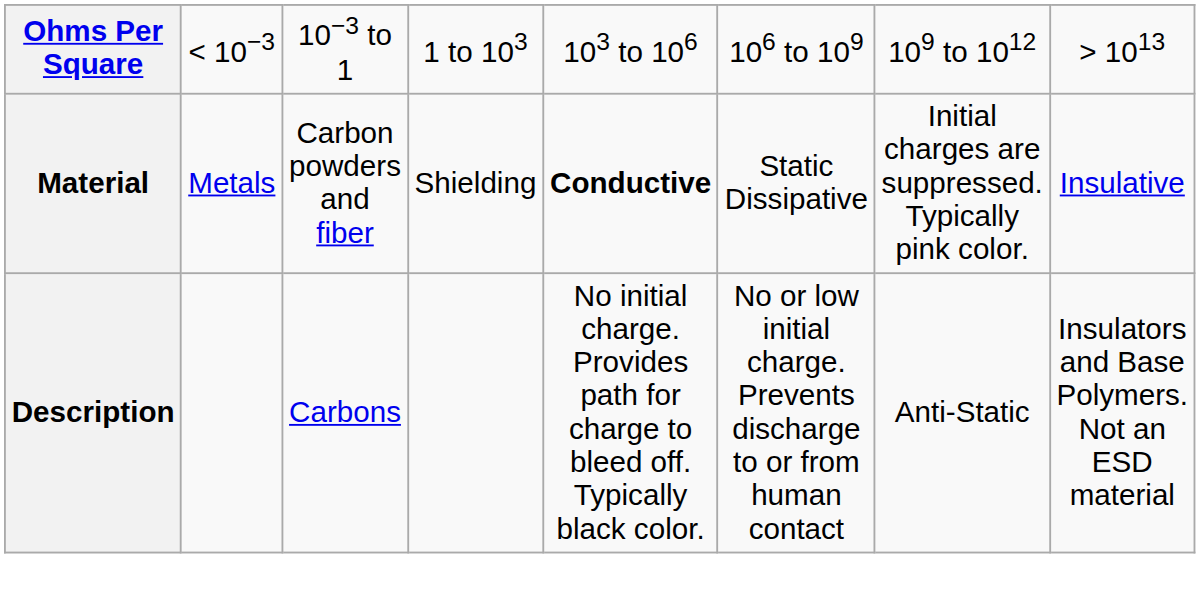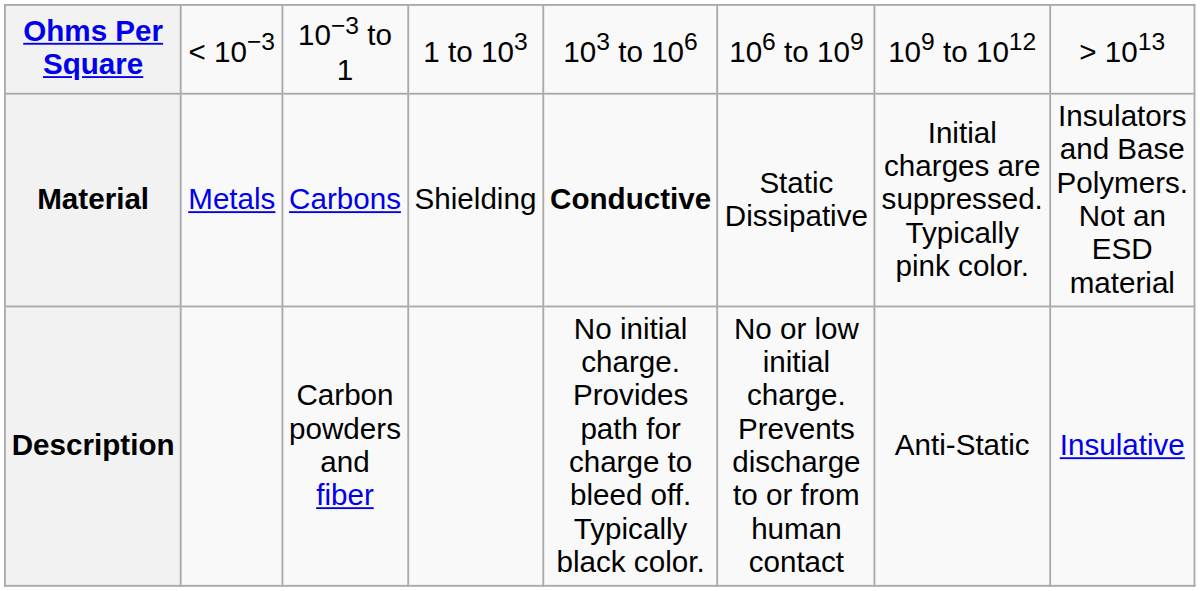(345, 182) Carbon powders and fiber -> (345, 199) Carbons
(1122, 182) Insulative -> (1122, 199) Insulators and Base Polymers. Not an ESD material
(345, 412) Carbons -> (345, 446) Carbon powders and fiber
(1122, 412) Insulators and Base Polymers. Not an ESD material -> (1122, 446) Insulative
